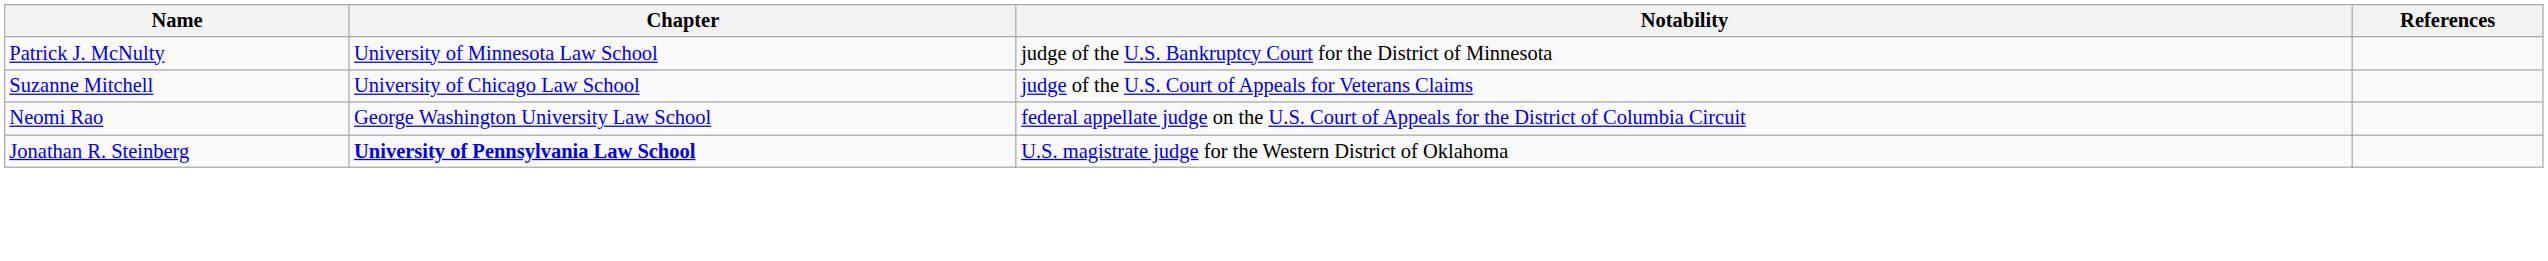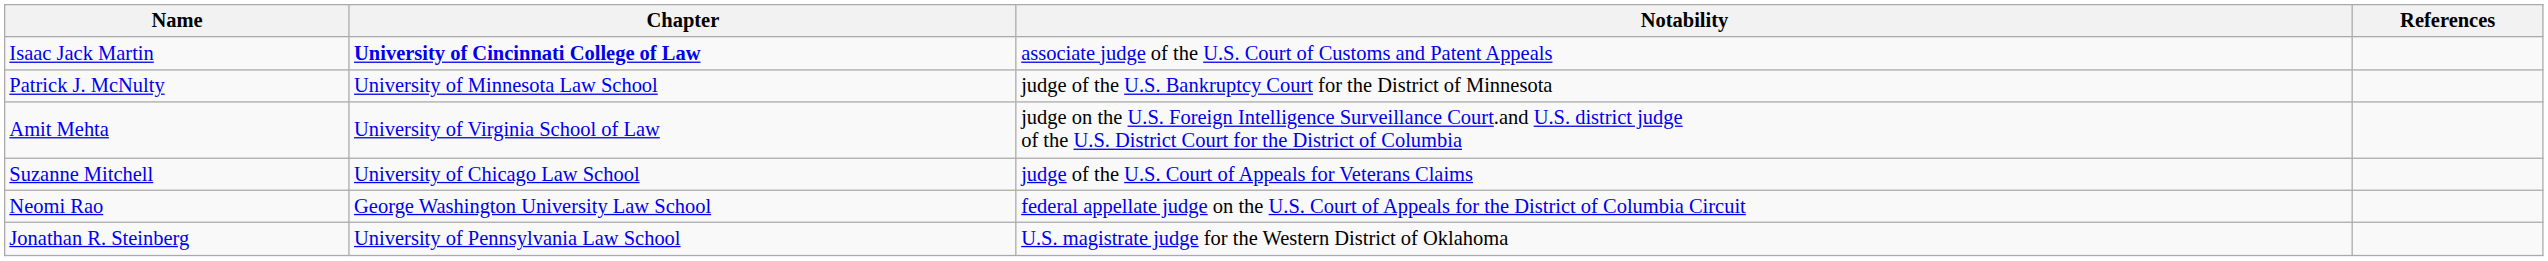+ row: (82, 53)
+ row: (59, 129)
(525, 150) bold -> (517, 238) normal
